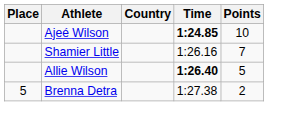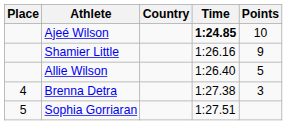(242, 52) 7 -> (260, 52) 9
(197, 71) bold -> (215, 71) normal
(23, 91) 5 -> (23, 91) 4
(242, 91) 2 -> (260, 91) 3
+ row: (91, 110)
